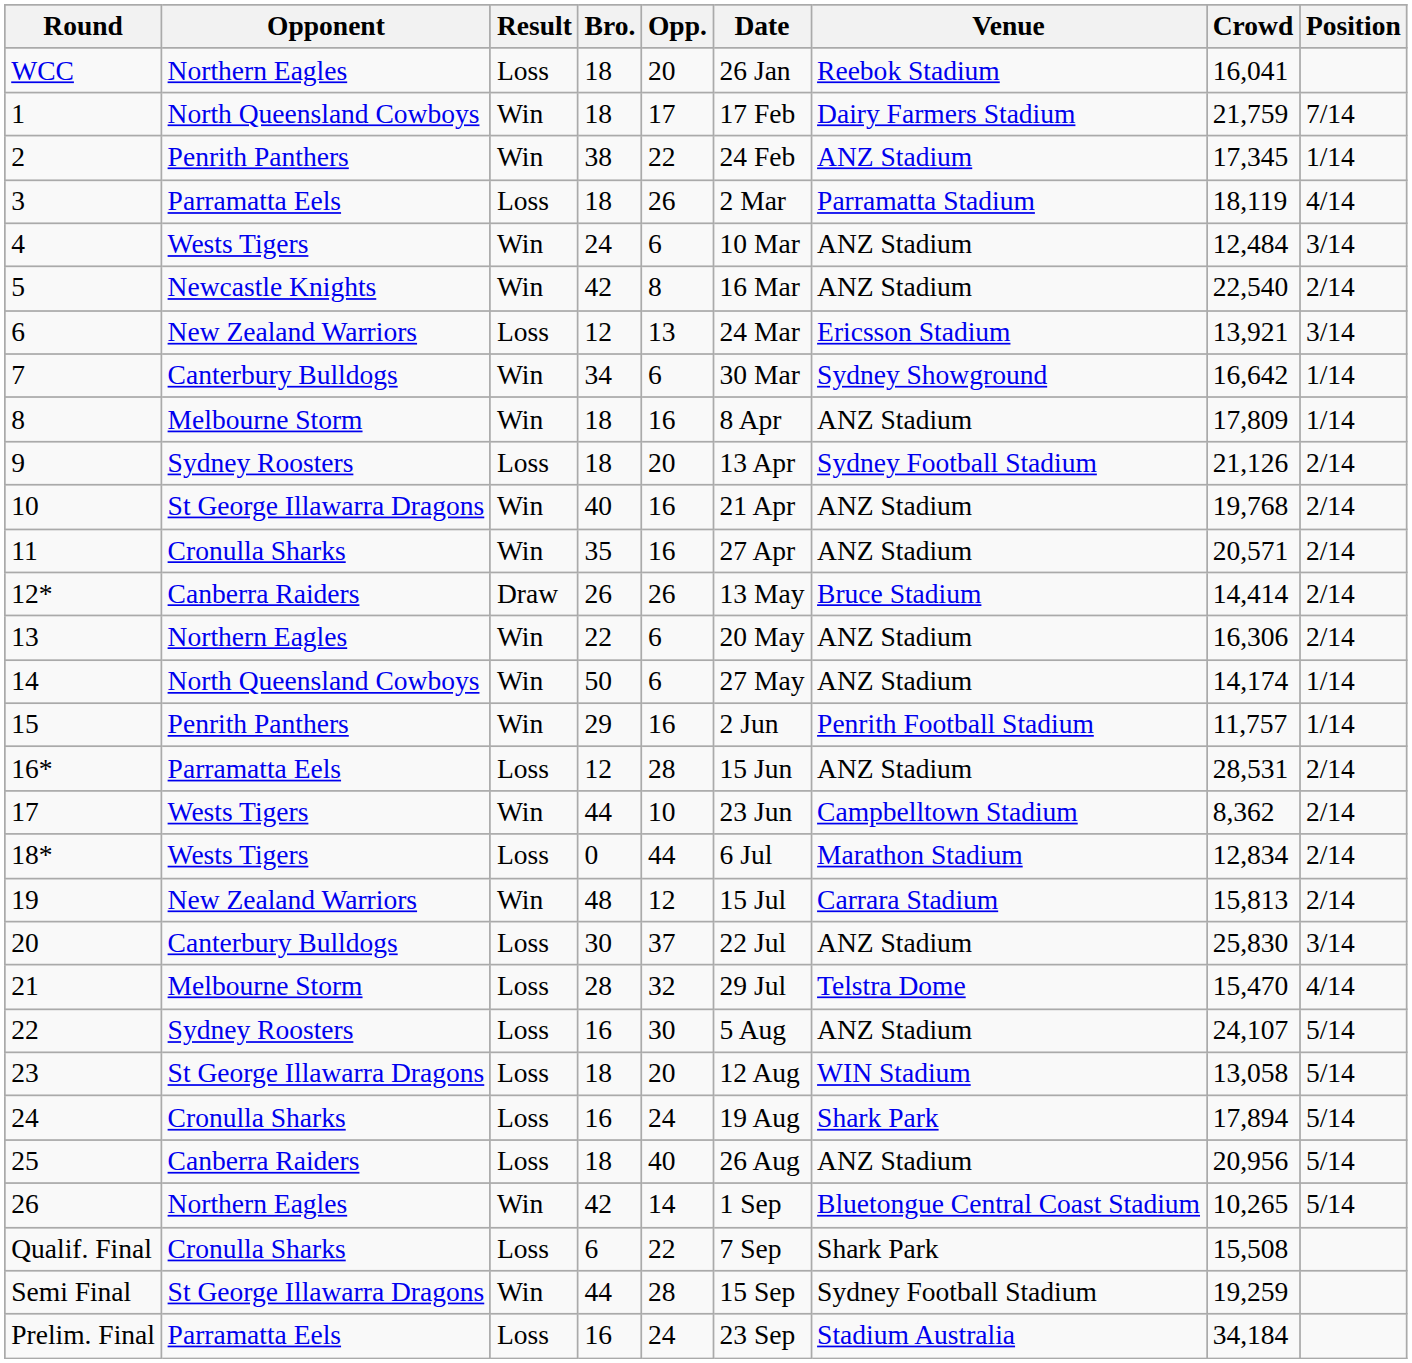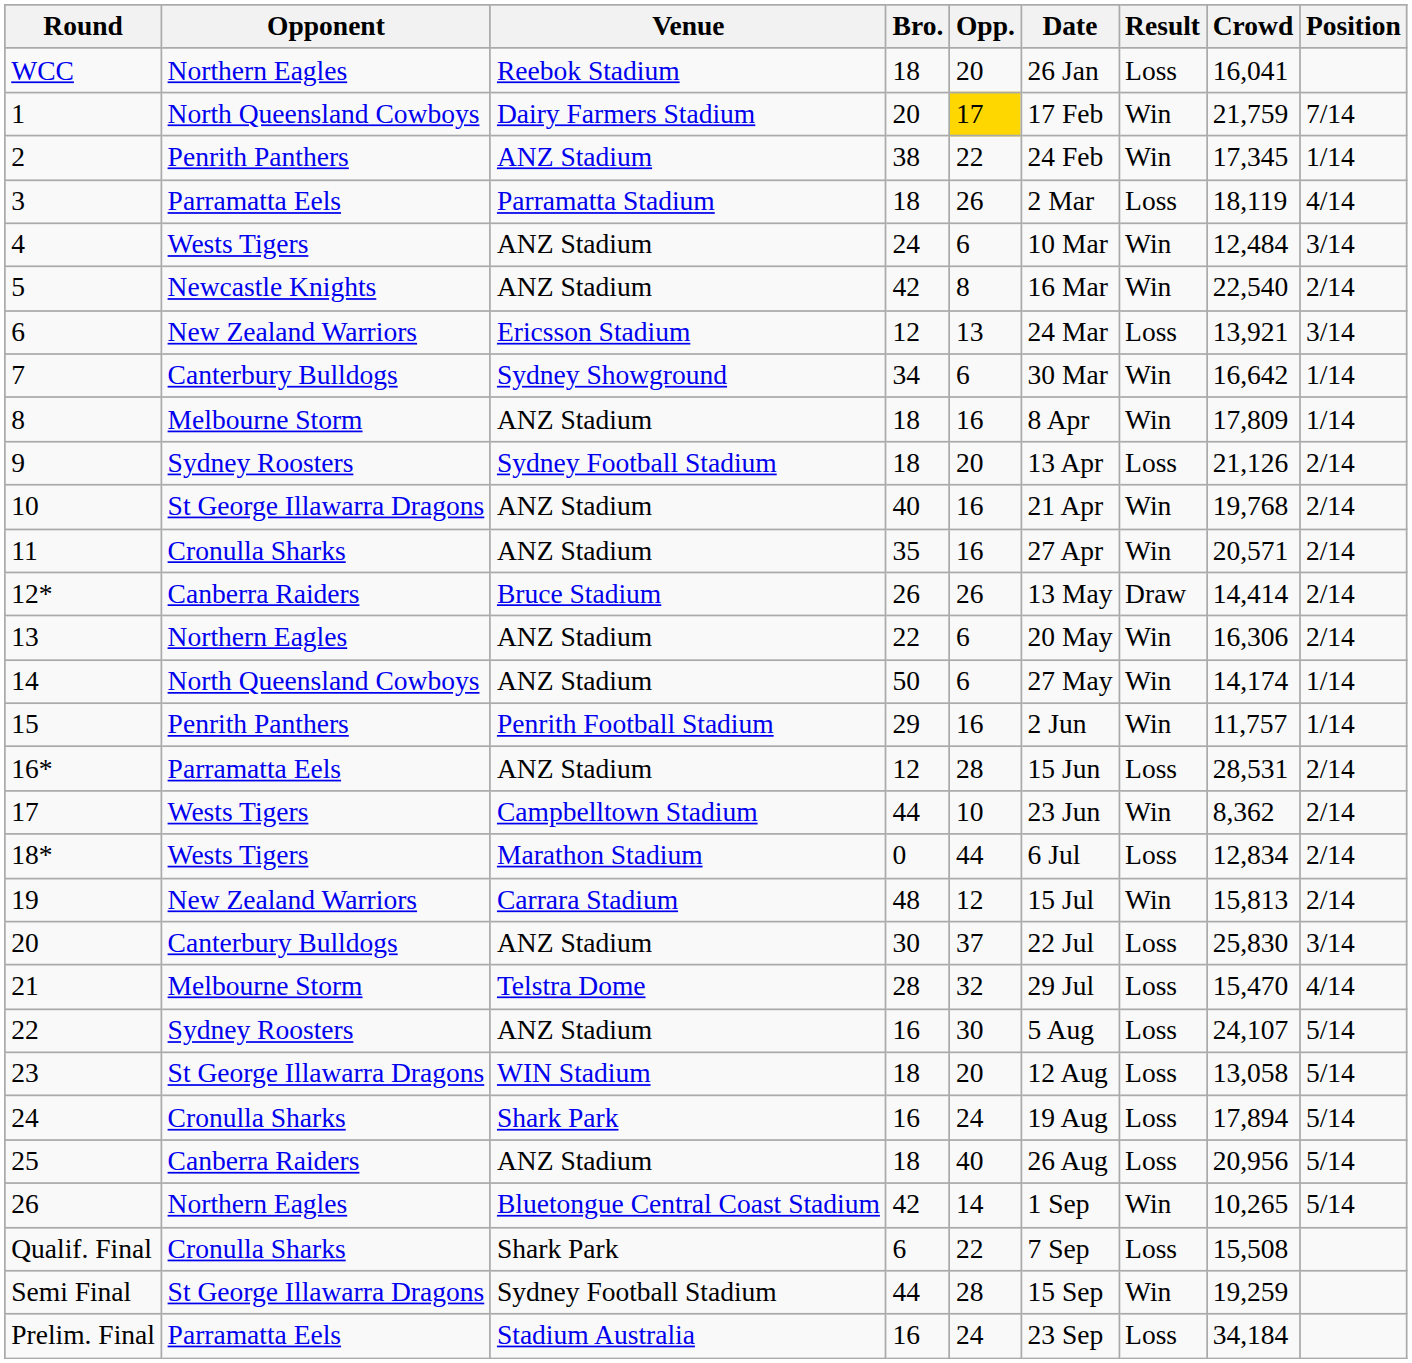columns swapped: (534, 26) <-> (1009, 26)
(598, 113) 18 -> (906, 113) 20
(662, 113) no background -> (970, 113) gold background
